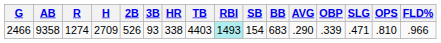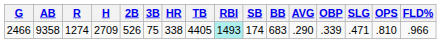(153, 30) 93 -> (153, 30) 75
(200, 30) 4403 -> (200, 30) 4405
(255, 30) 154 -> (255, 30) 174
